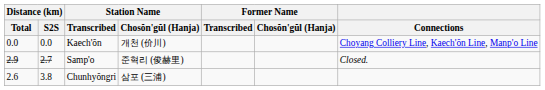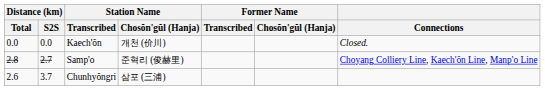(439, 44) Choyang Colliery Line, Kaech'ŏn Line, Manp'o Line -> (354, 44) Closed.
(12, 60) 2.9 -> (12, 60) 2.8
(354, 60) Closed. -> (439, 60) Choyang Colliery Line, Kaech'ŏn Line, Manp'o Line
(46, 77) 3.8 -> (46, 77) 3.7
